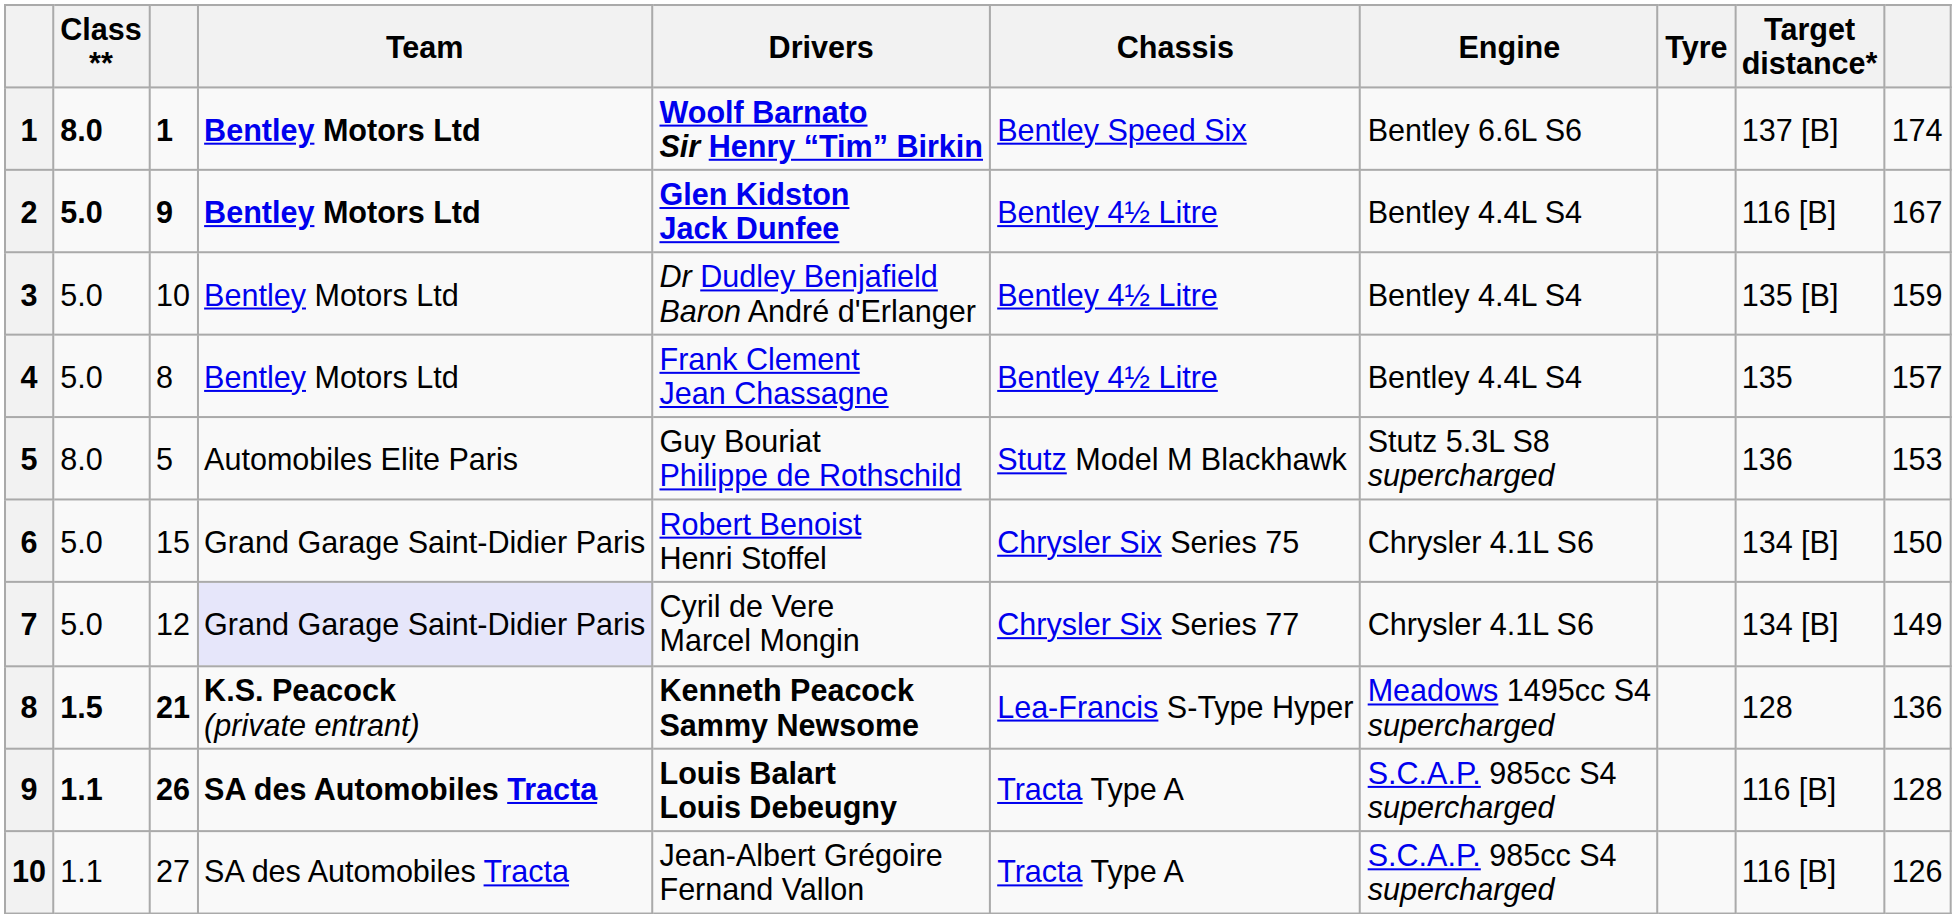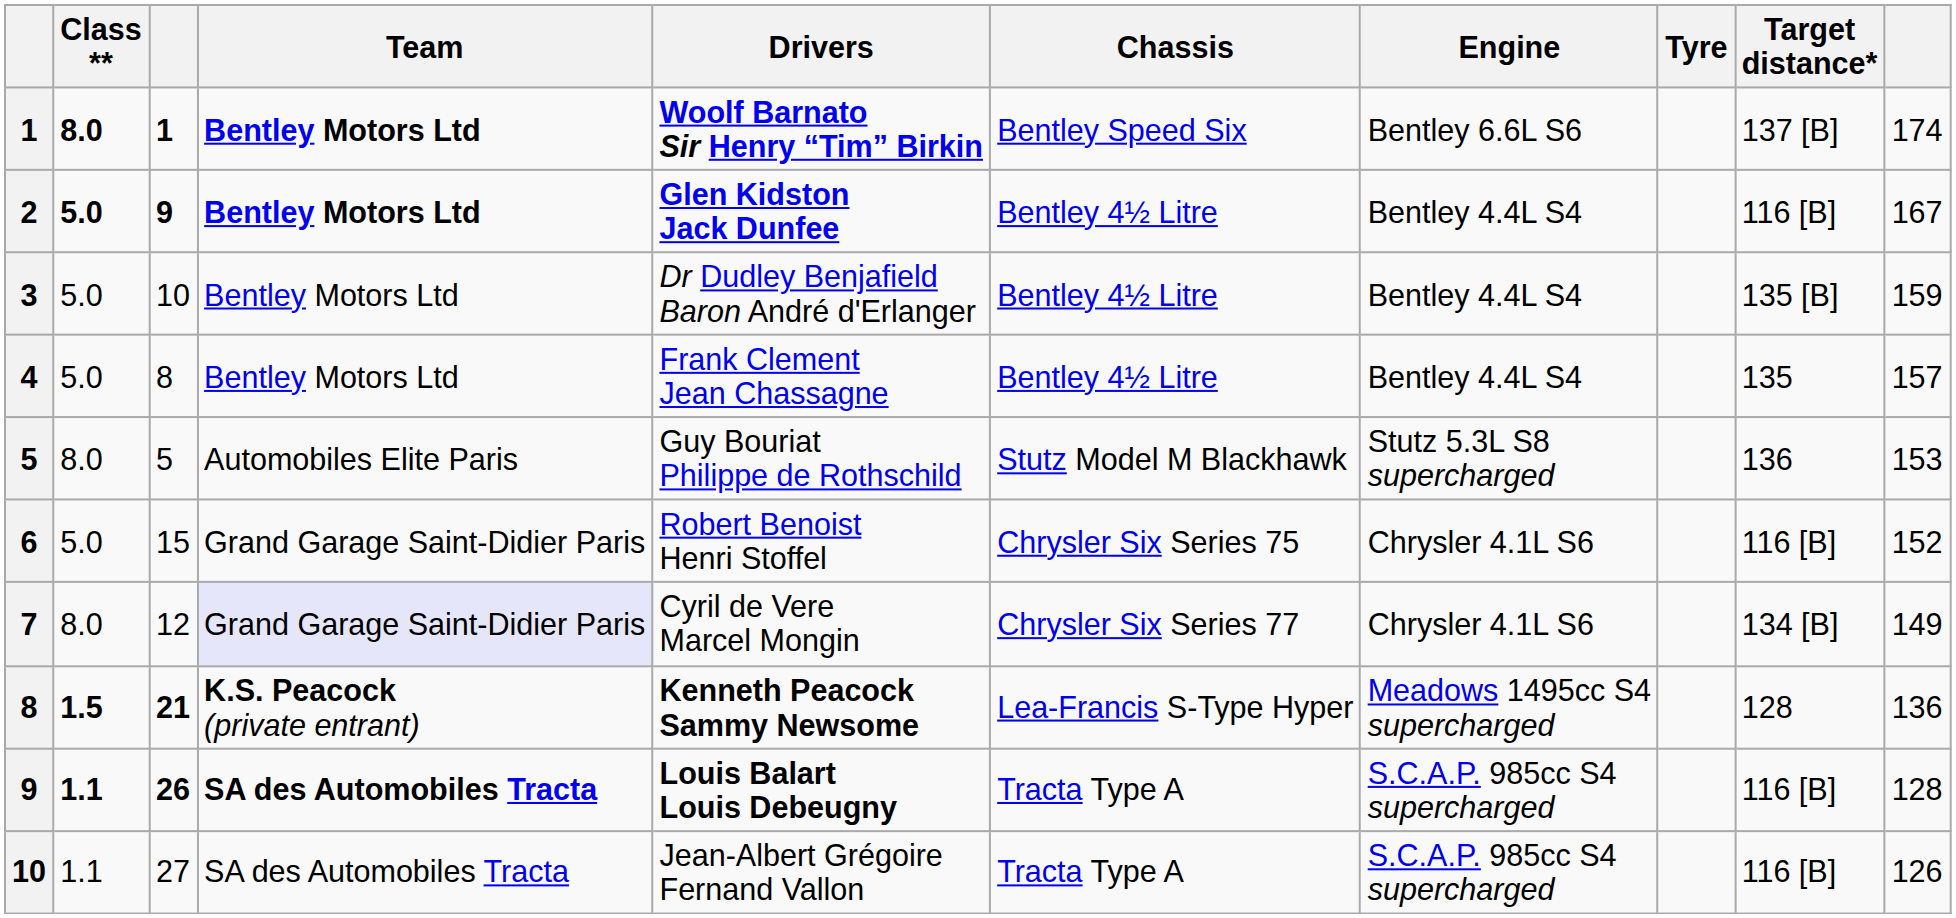(1790, 542) 134 [B] -> (1789, 542) 116 [B]
(1917, 542) 150 -> (1917, 542) 152
(82, 624) 5.0 -> (82, 624) 8.0
